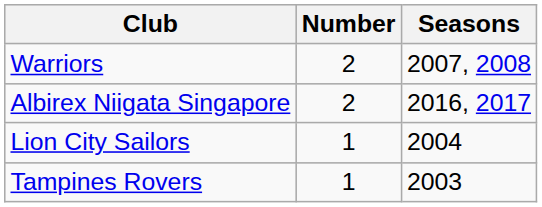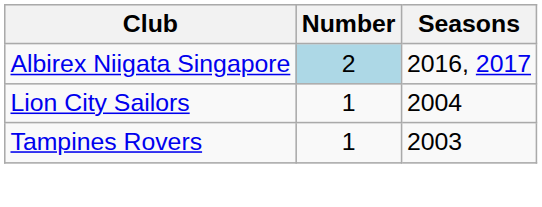- row: (57, 63)
(349, 102) no background -> (349, 63) lightblue background
